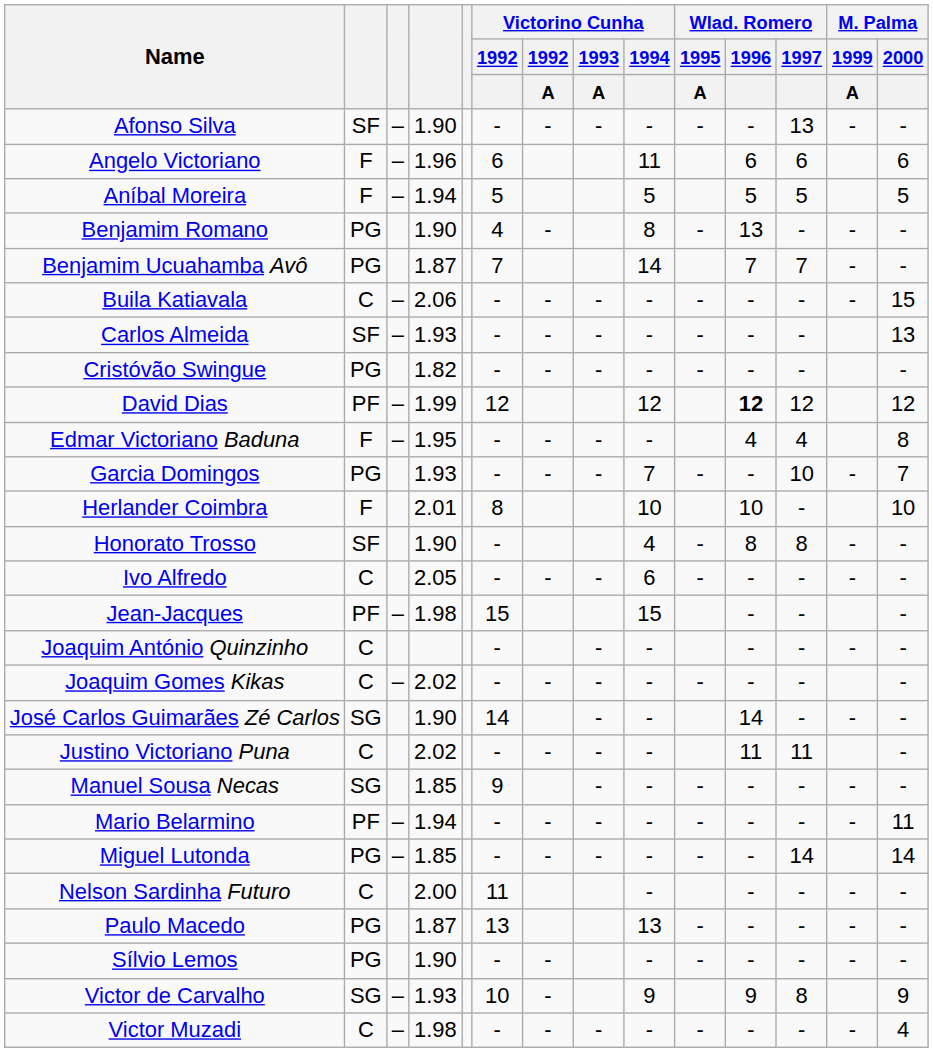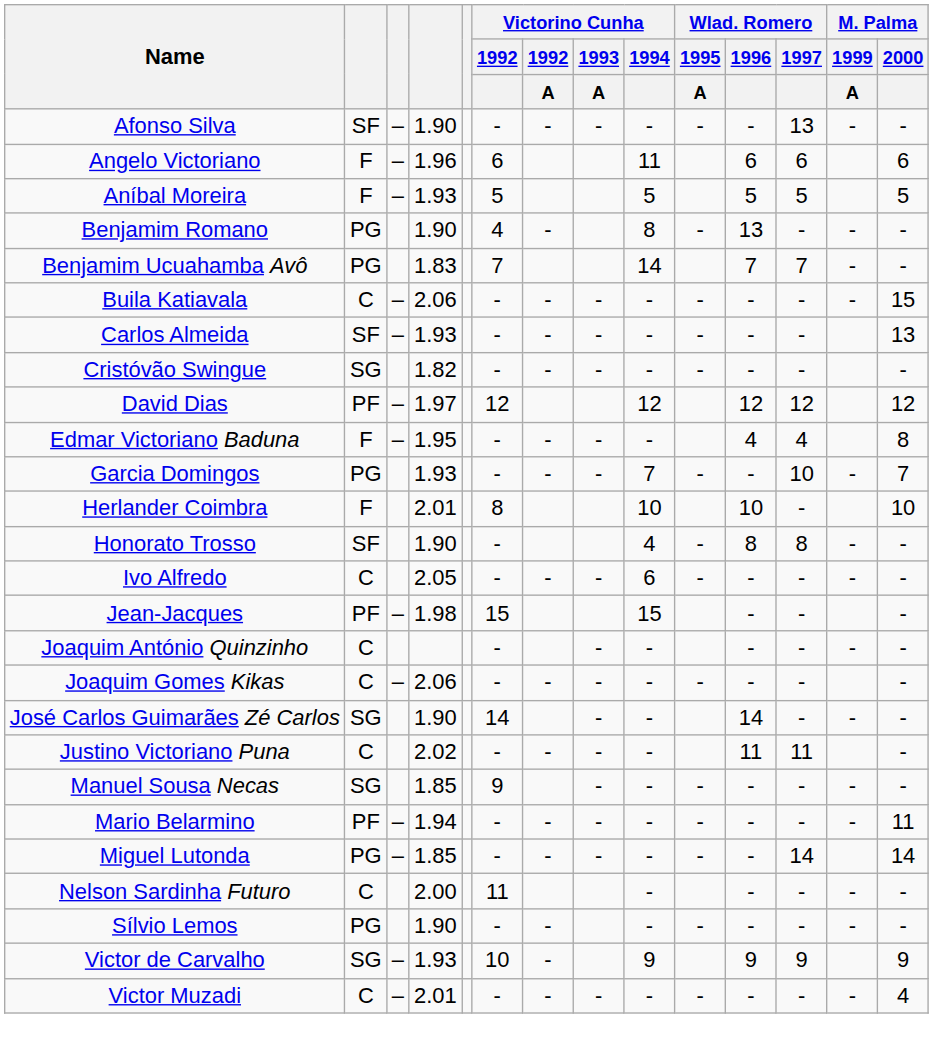(435, 195) 1.94 -> (435, 195) 1.93
(435, 265) 1.87 -> (435, 265) 1.83
(366, 369) PG -> (366, 369) SG
(435, 404) 1.99 -> (435, 404) 1.97
(751, 404) bold -> (751, 404) normal
(435, 682) 2.02 -> (435, 682) 2.06
- row: (175, 925)
(802, 995) 8 -> (802, 960) 9
(435, 1030) 1.98 -> (435, 995) 2.01
